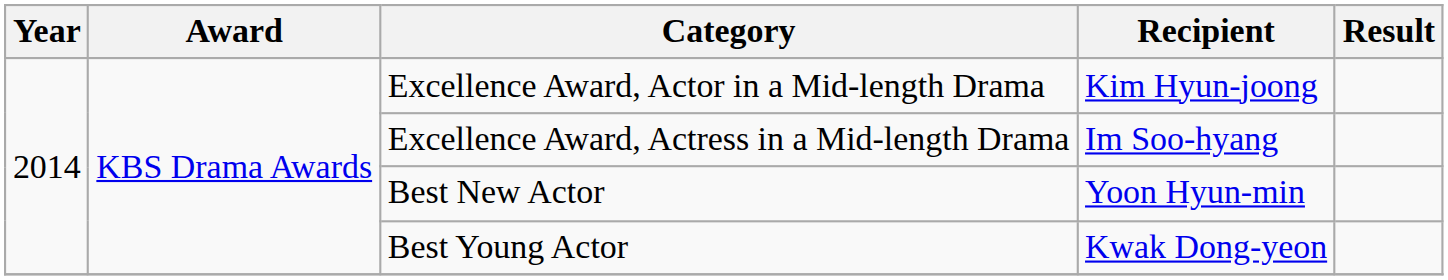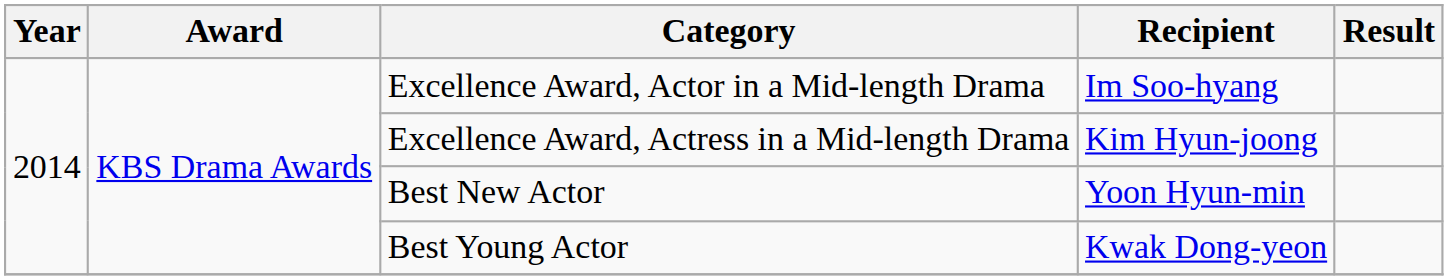(1201, 85) Kim Hyun-joong -> (1182, 85) Im Soo-hyang
(1182, 138) Im Soo-hyang -> (1201, 138) Kim Hyun-joong
